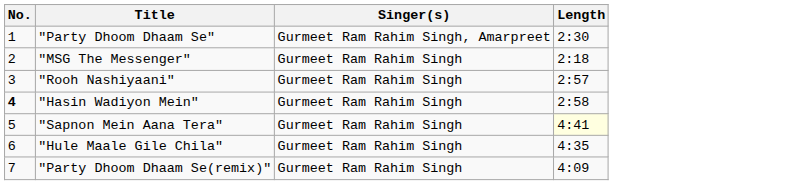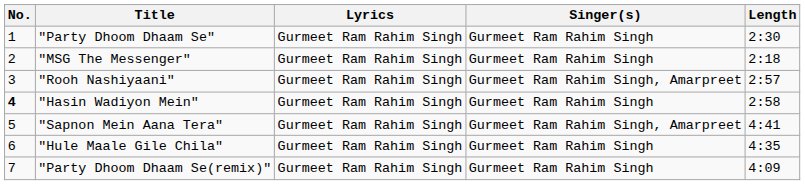+ column: (370, 15)
(414, 37) Gurmeet Ram Rahim Singh, Amarpreet -> (561, 37) Gurmeet Ram Rahim Singh
(370, 81) Gurmeet Ram Rahim Singh -> (605, 81) Gurmeet Ram Rahim Singh, Amarpreet
(370, 125) Gurmeet Ram Rahim Singh -> (605, 125) Gurmeet Ram Rahim Singh, Amarpreet
(573, 125) lightyellow background -> (764, 125) no background
